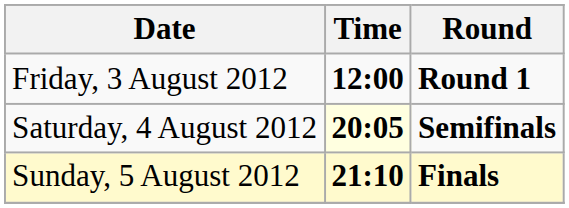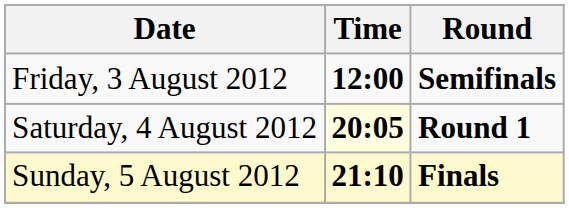(475, 78) Round 1 -> (487, 78) Semifinals
(487, 127) Semifinals -> (475, 127) Round 1
